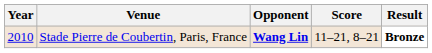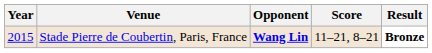(20, 36) 2010 -> (20, 36) 2015
